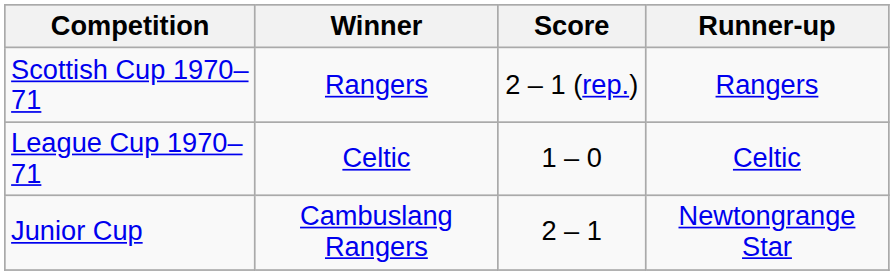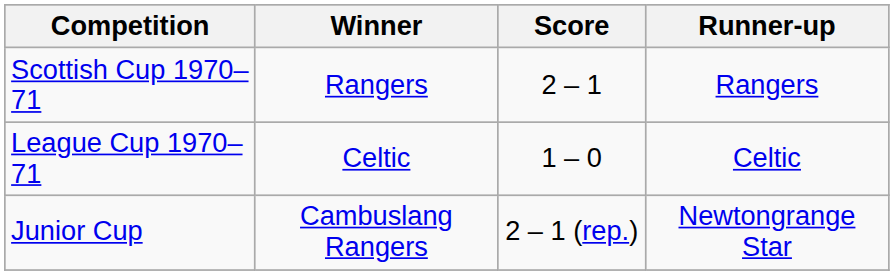(572, 84) 2 – 1 (rep.) -> (572, 84) 2 – 1
(572, 231) 2 – 1 -> (572, 231) 2 – 1 (rep.)
